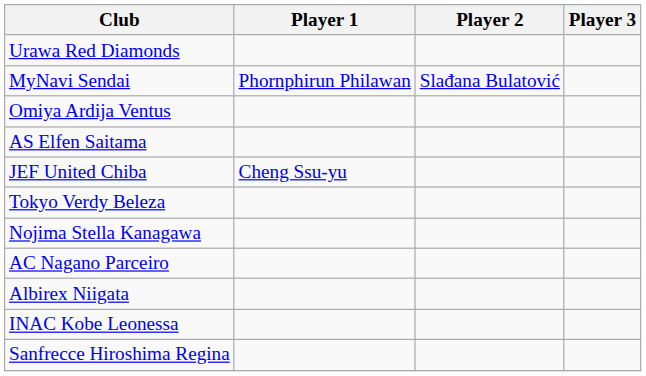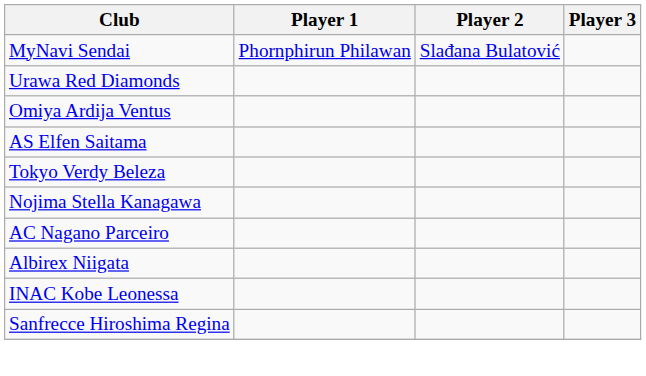rows swapped: (70, 80) <-> (94, 50)
- row: (78, 171)
